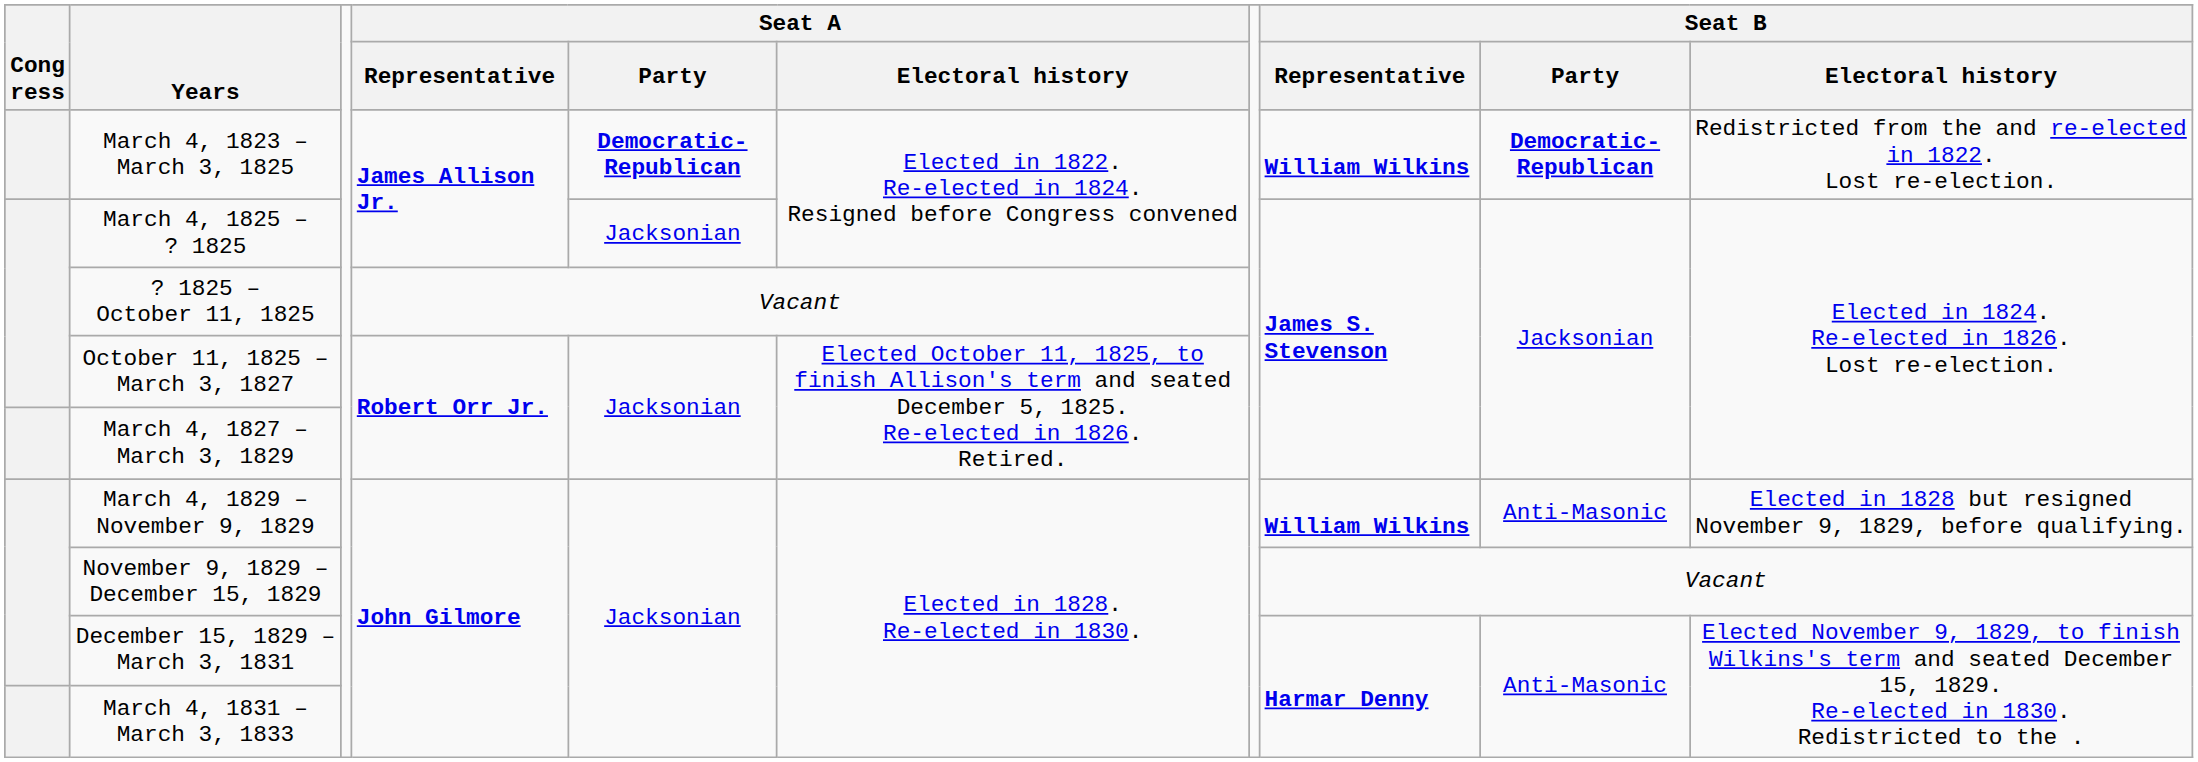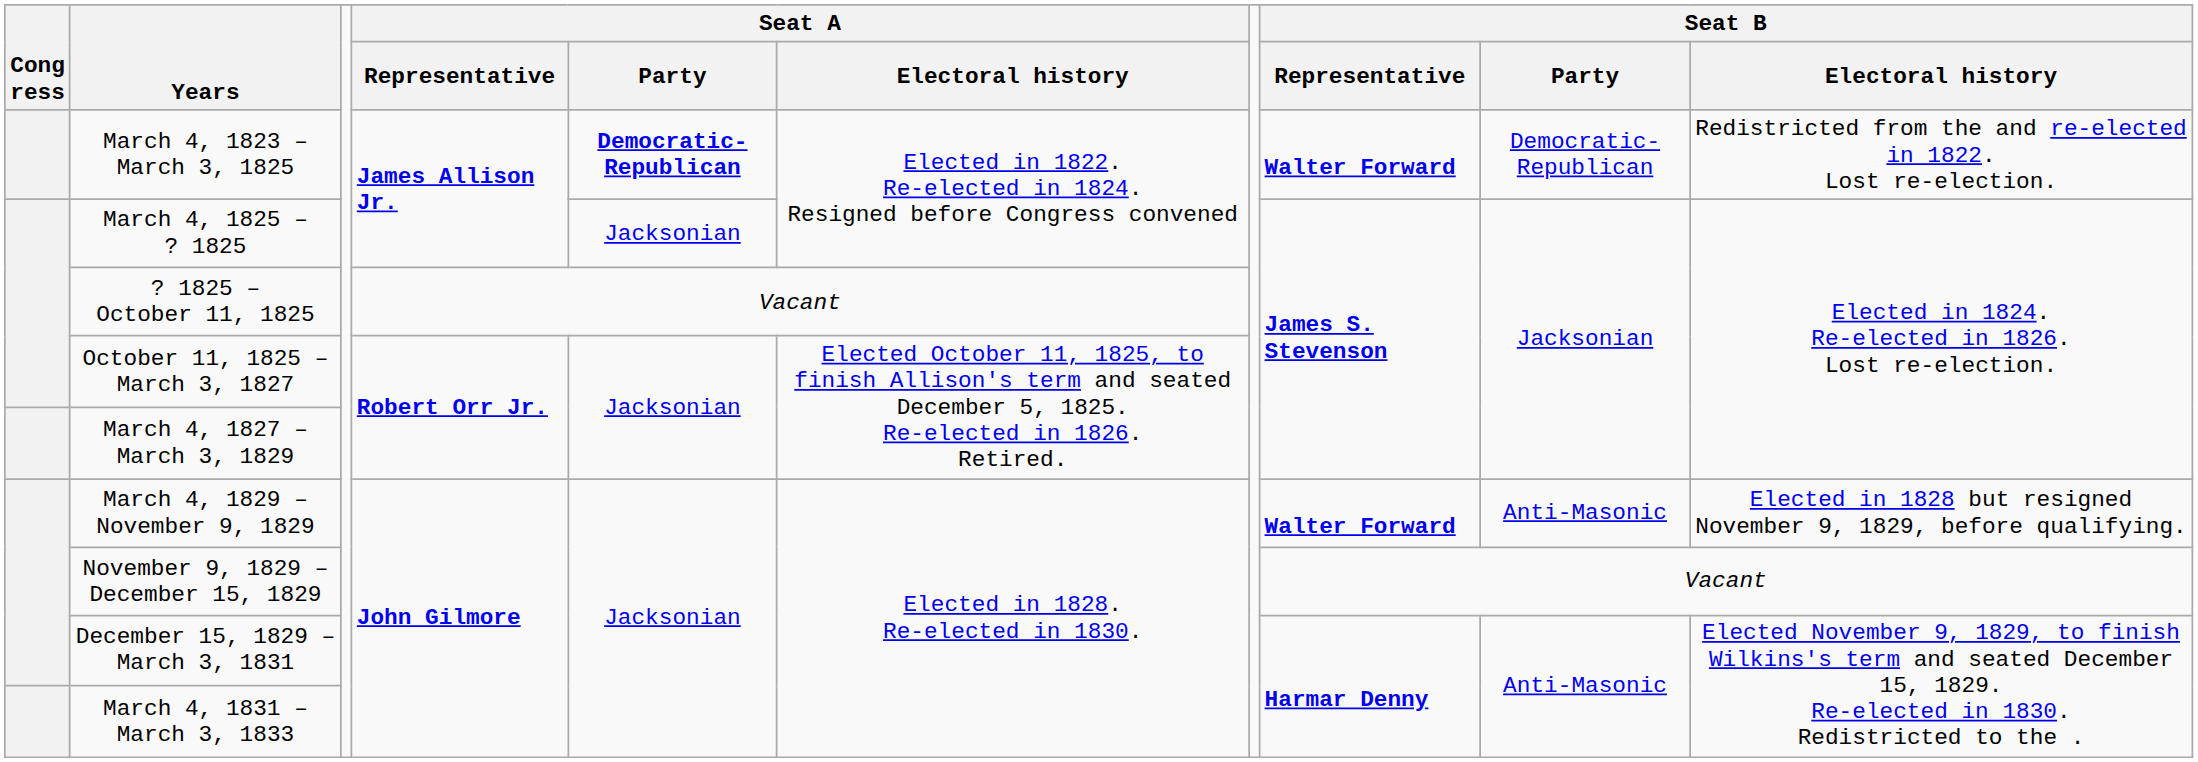(1367, 168) William Wilkins -> (1360, 168) Walter Forward
(1585, 155) bold -> (1585, 155) normal
(1367, 526) William Wilkins -> (1360, 526) Walter Forward
